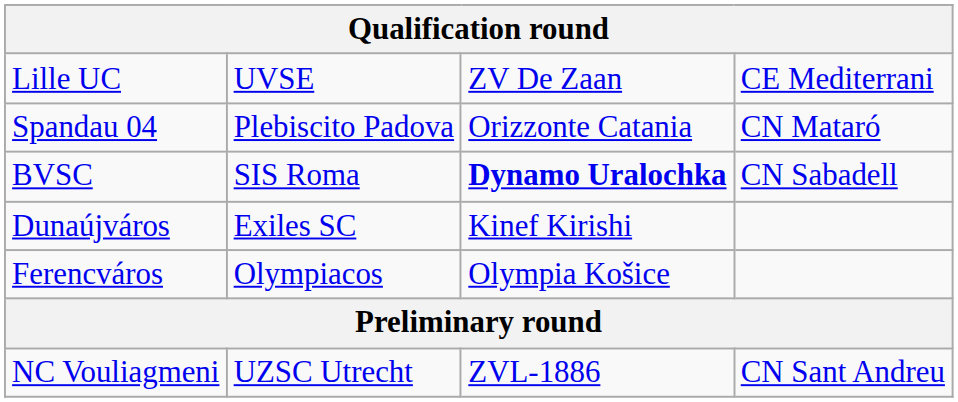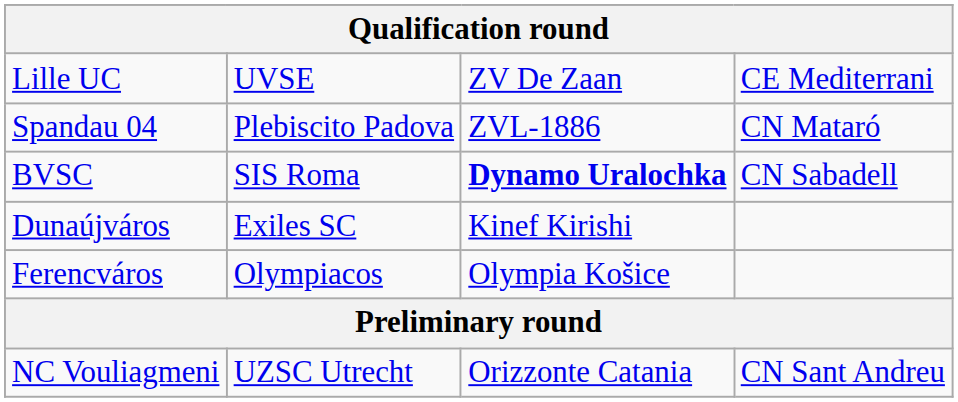(580, 126) Orizzonte Catania -> (534, 126) ZVL-1886
(534, 371) ZVL-1886 -> (580, 371) Orizzonte Catania
